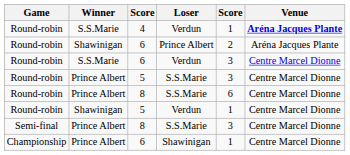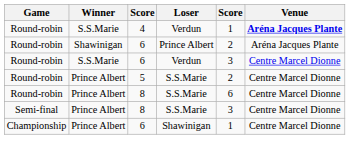(230, 77) 3 -> (230, 77) 2
- row: (98, 110)
